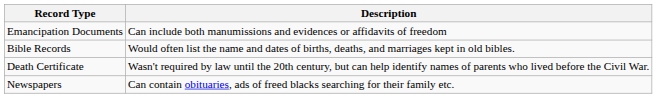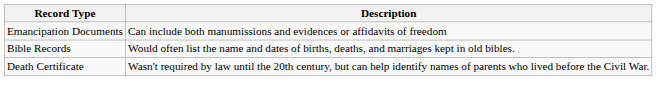- row: (34, 84)
